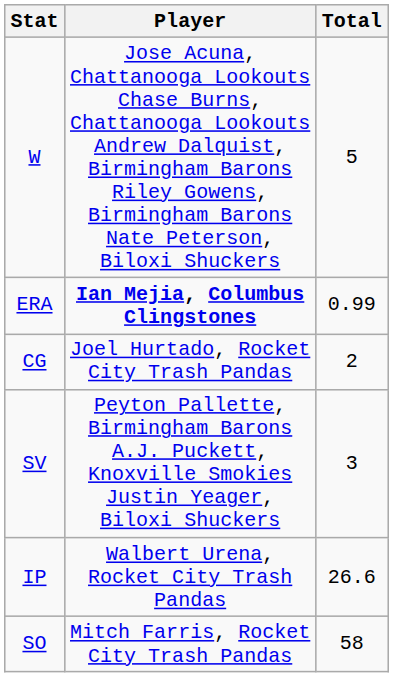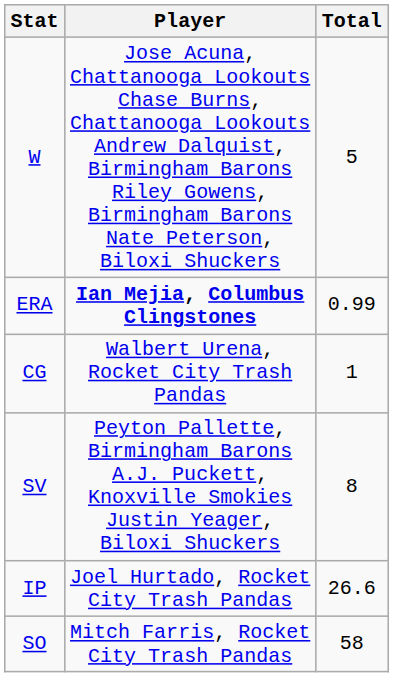(190, 362) Joel Hurtado, Rocket City Trash Pandas -> (190, 373) Walbert Urena, Rocket City Trash Pandas
(352, 362) 2 -> (352, 373) 1
(352, 463) 3 -> (352, 487) 8
(190, 577) Walbert Urena, Rocket City Trash Pandas -> (190, 588) Joel Hurtado, Rocket City Trash Pandas
